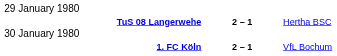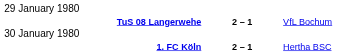(307, 21) Hertha BSC -> (308, 21) VfL Bochum
(308, 47) VfL Bochum -> (307, 47) Hertha BSC
